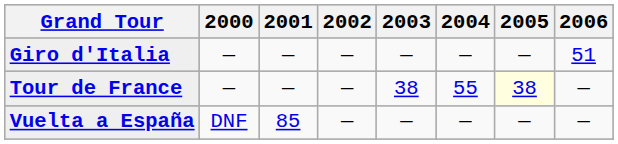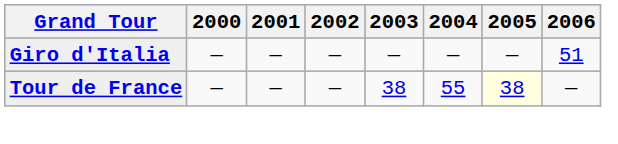- row: (102, 122)
